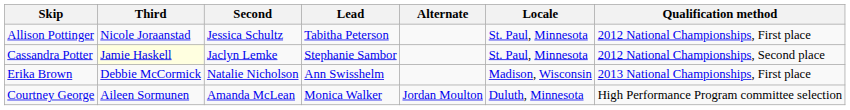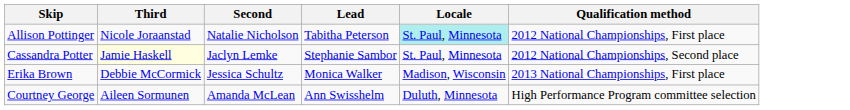- column: (443, 14)
(245, 34) Jessica Schultz -> (253, 34) Natalie Nicholson
(538, 34) no background -> (452, 34) paleturquoise background
(253, 74) Natalie Nicholson -> (245, 74) Jessica Schultz
(344, 74) Ann Swisshelm -> (343, 74) Monica Walker
(343, 94) Monica Walker -> (344, 94) Ann Swisshelm
